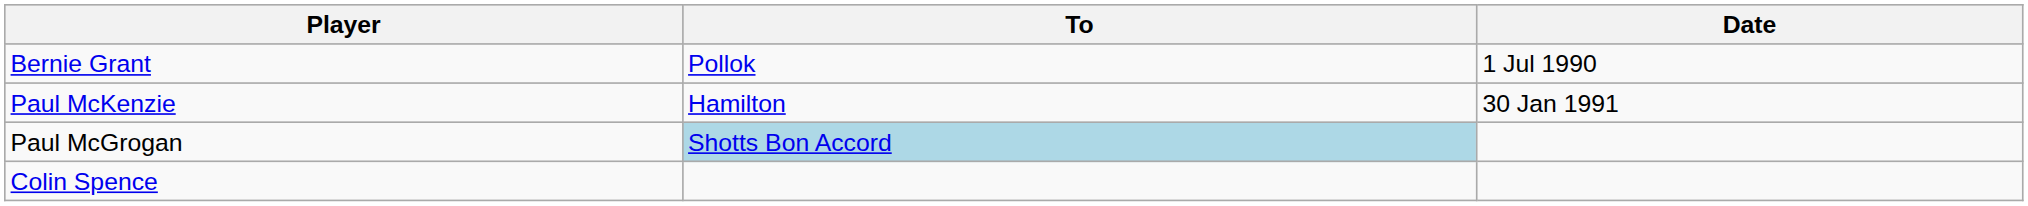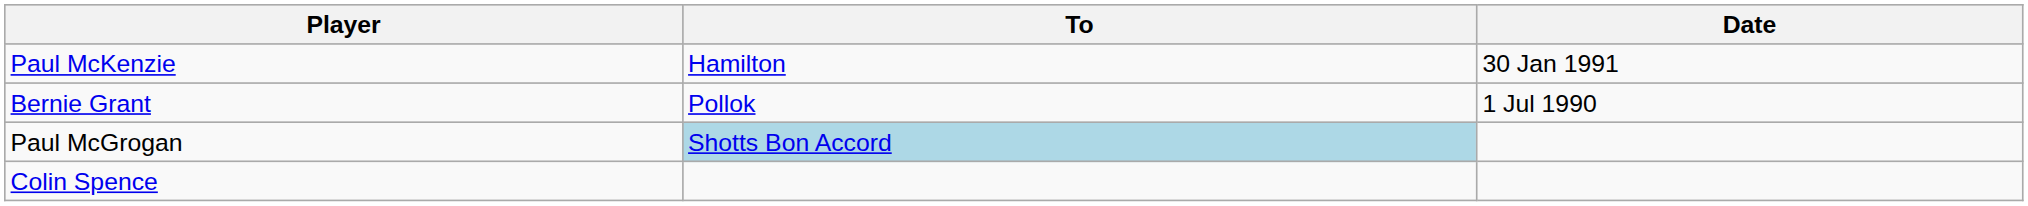rows swapped: (81, 64) <-> (93, 103)
